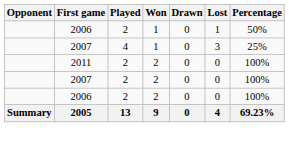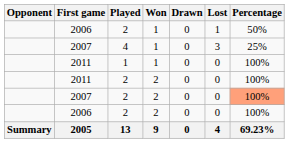+ row: (81, 63)
(257, 79) no background -> (257, 96) lightsalmon background
